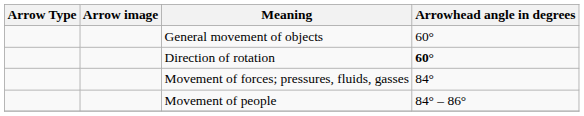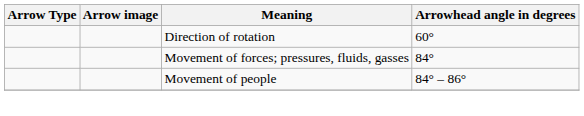- row: (244, 36)
(425, 57) bold -> (425, 36) normal
